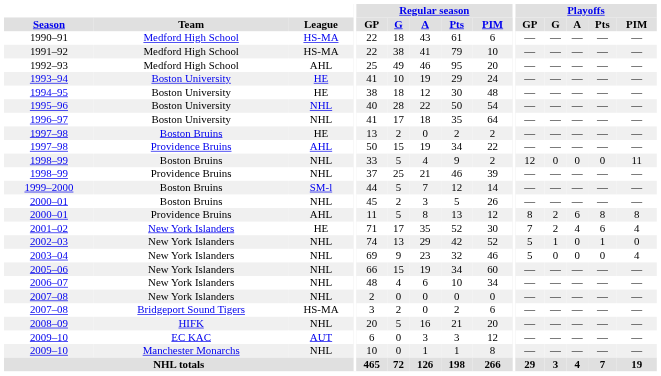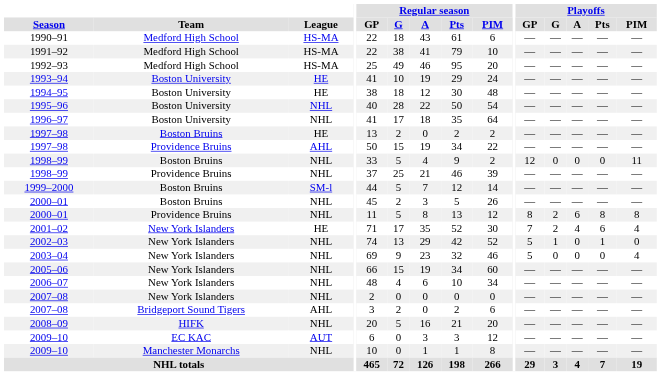(321, 65) AHL -> (321, 65) HS-MA
(321, 214) AHL -> (321, 214) NHL
(321, 310) HS-MA -> (321, 310) AHL
